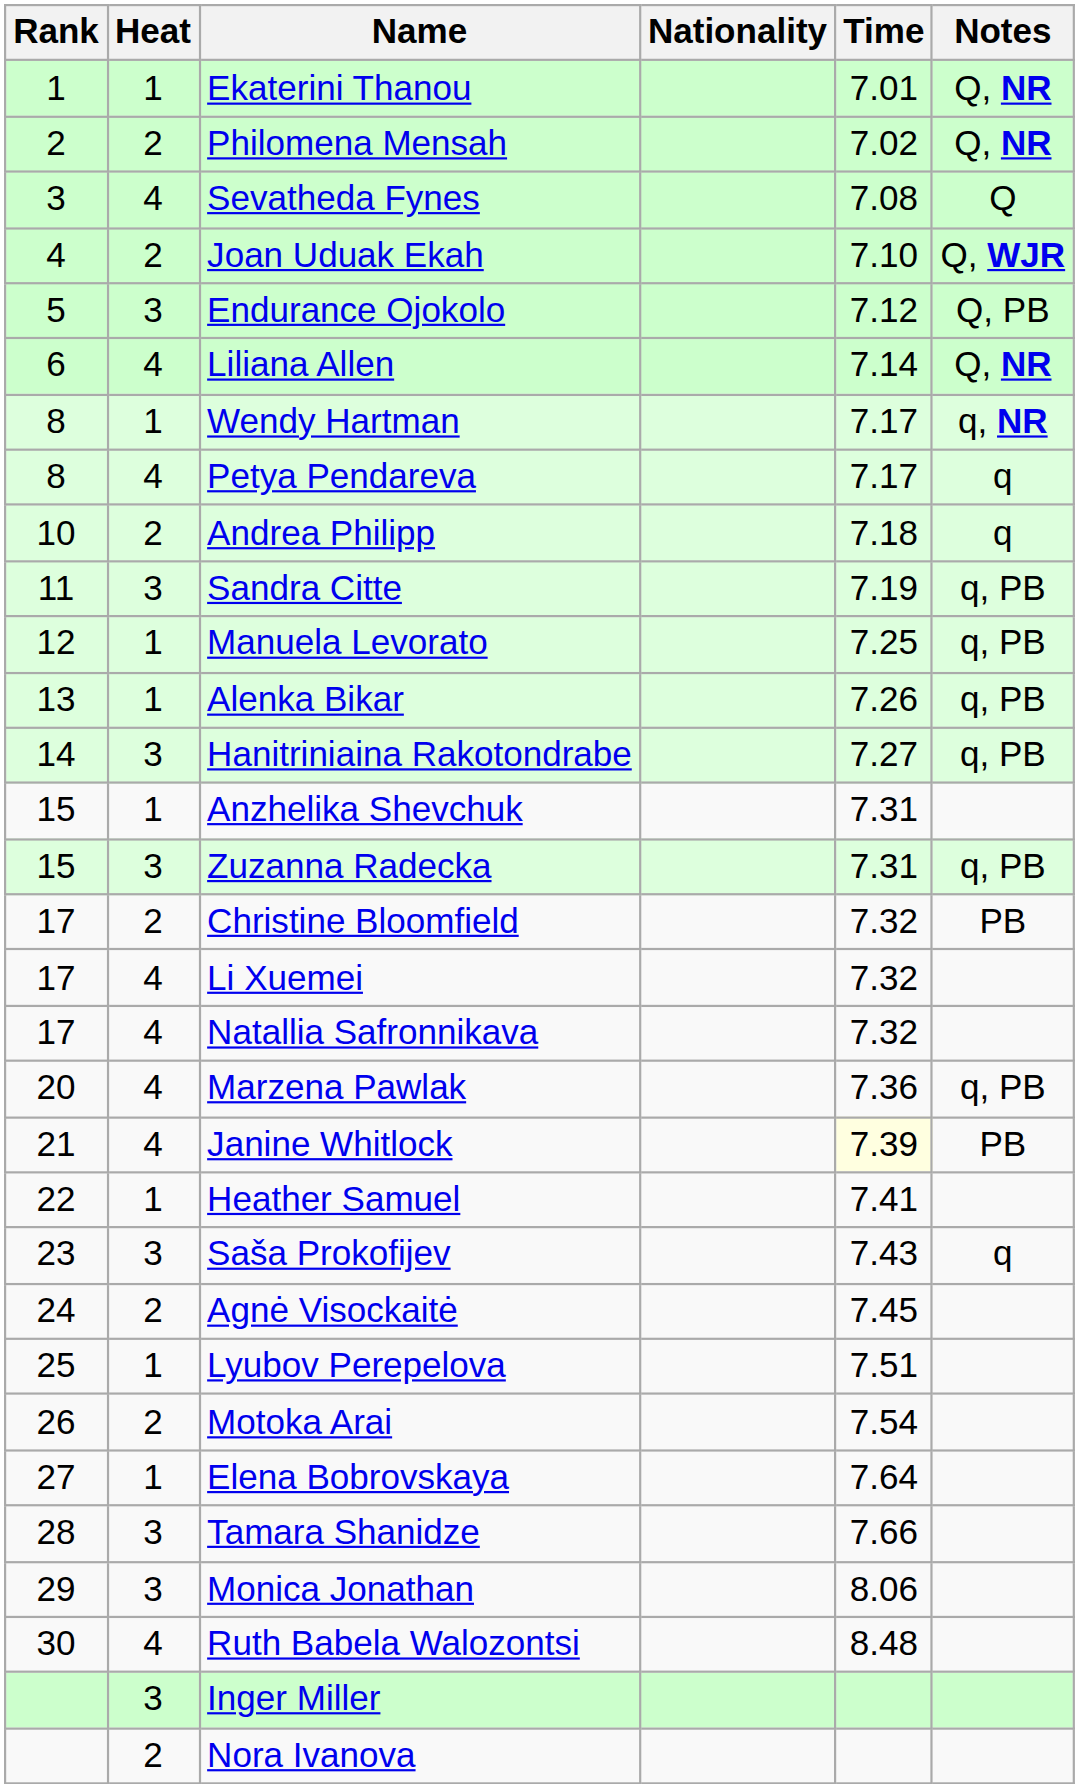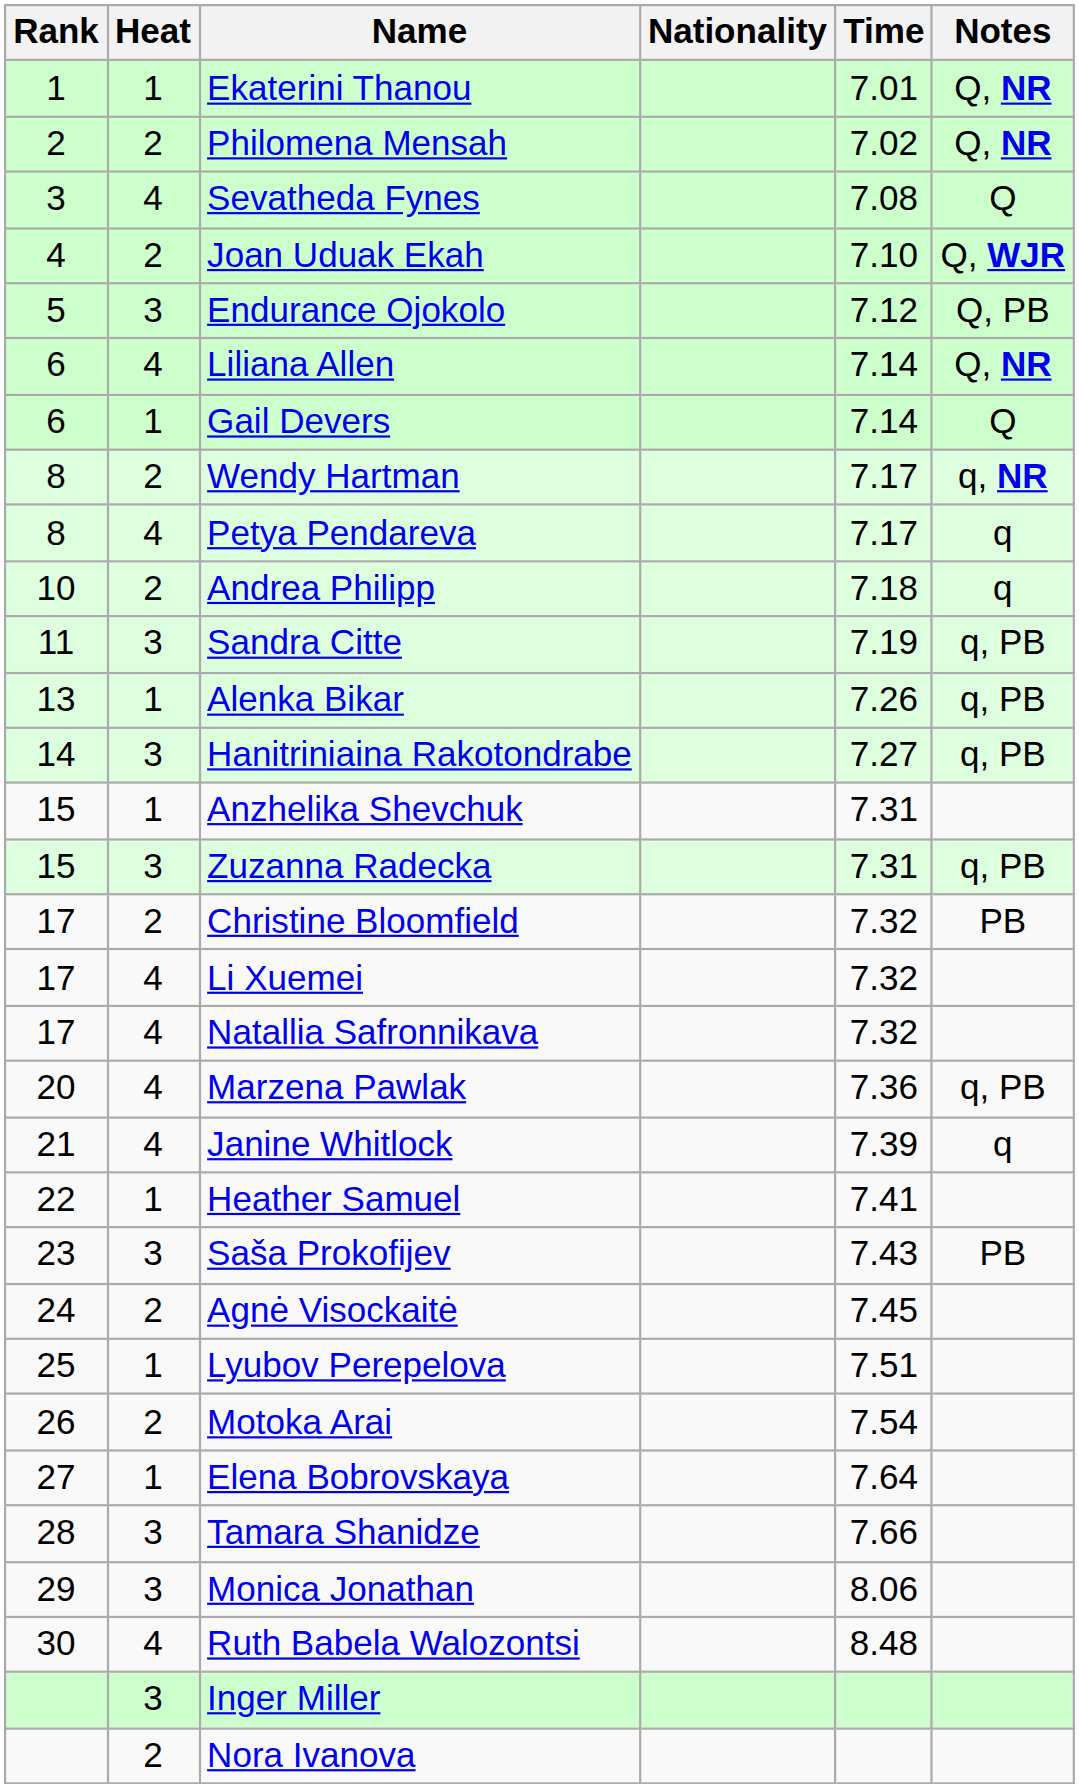+ row: (299, 421)
(153, 421) 1 -> (153, 476) 2
- row: (347, 643)
(884, 1143) lightyellow background -> (884, 1143) no background
(1003, 1143) PB -> (1003, 1143) q
(1003, 1254) q -> (1003, 1254) PB
